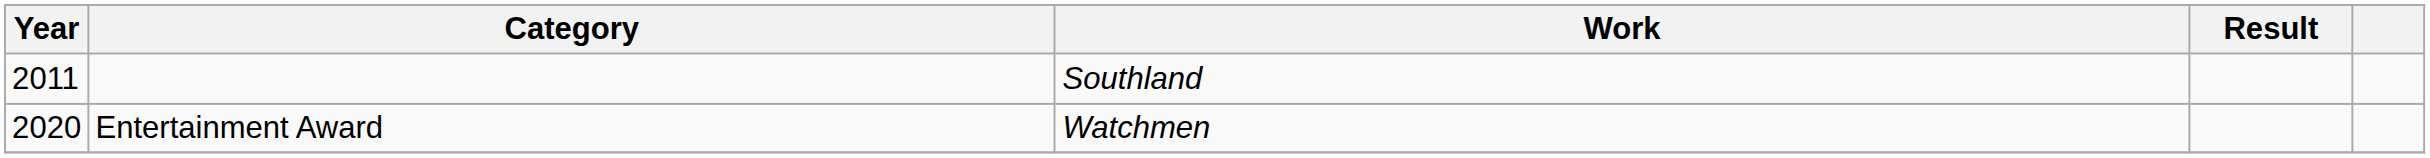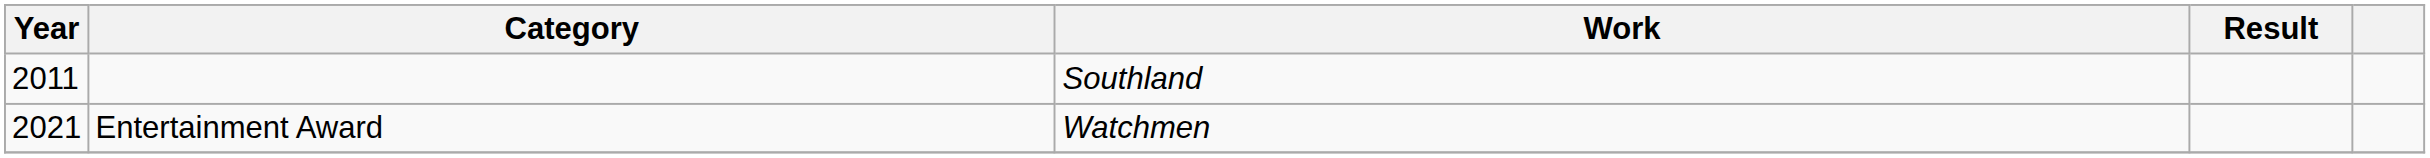(47, 127) 2020 -> (47, 127) 2021
